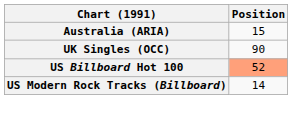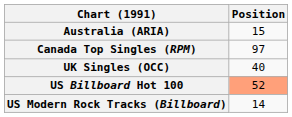+ row: (117, 49)
(258, 49) 90 -> (258, 67) 40
